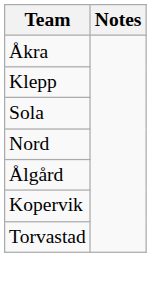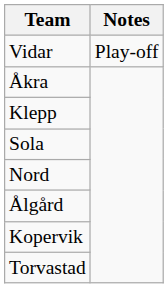+ row: (31, 50)
